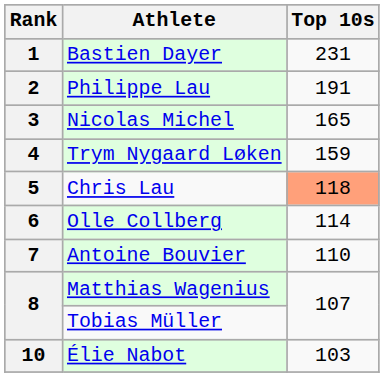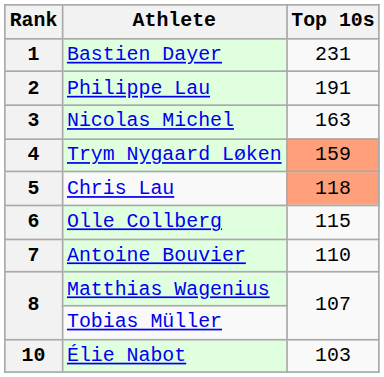(333, 121) 165 -> (333, 121) 163
(333, 155) no background -> (333, 155) lightsalmon background
(333, 222) 114 -> (333, 222) 115
